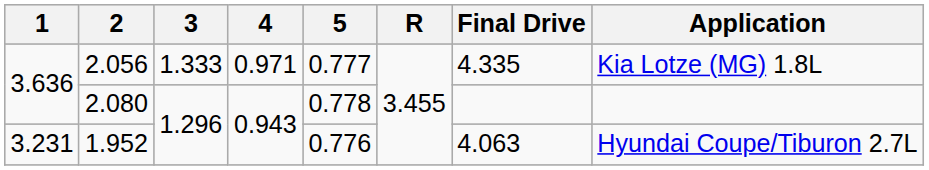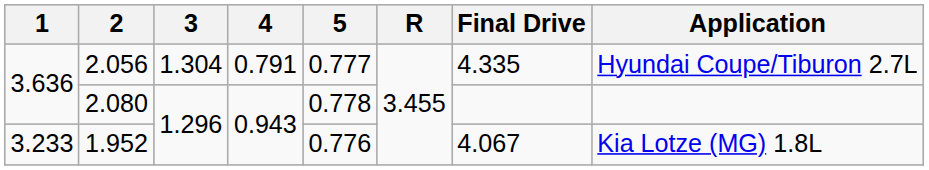(191, 64) 1.333 -> (191, 64) 1.304
(265, 64) 0.971 -> (265, 64) 0.791
(710, 64) Kia Lotze (MG) 1.8L -> (757, 64) Hyundai Coupe/Tiburon 2.7L
(42, 143) 3.231 -> (42, 143) 3.233
(489, 143) 4.063 -> (489, 143) 4.067
(757, 143) Hyundai Coupe/Tiburon 2.7L -> (710, 143) Kia Lotze (MG) 1.8L
